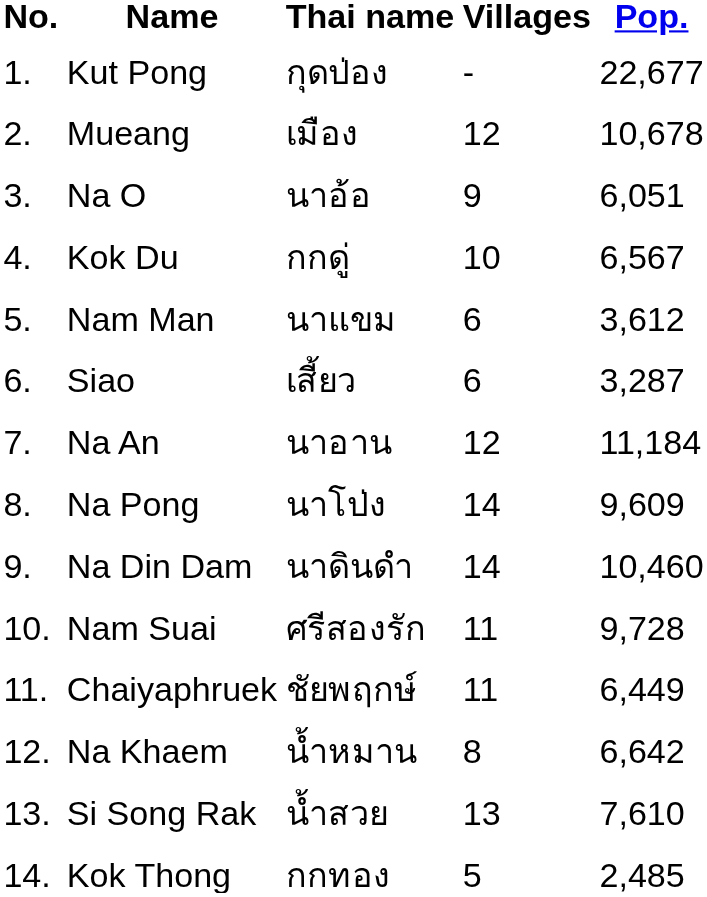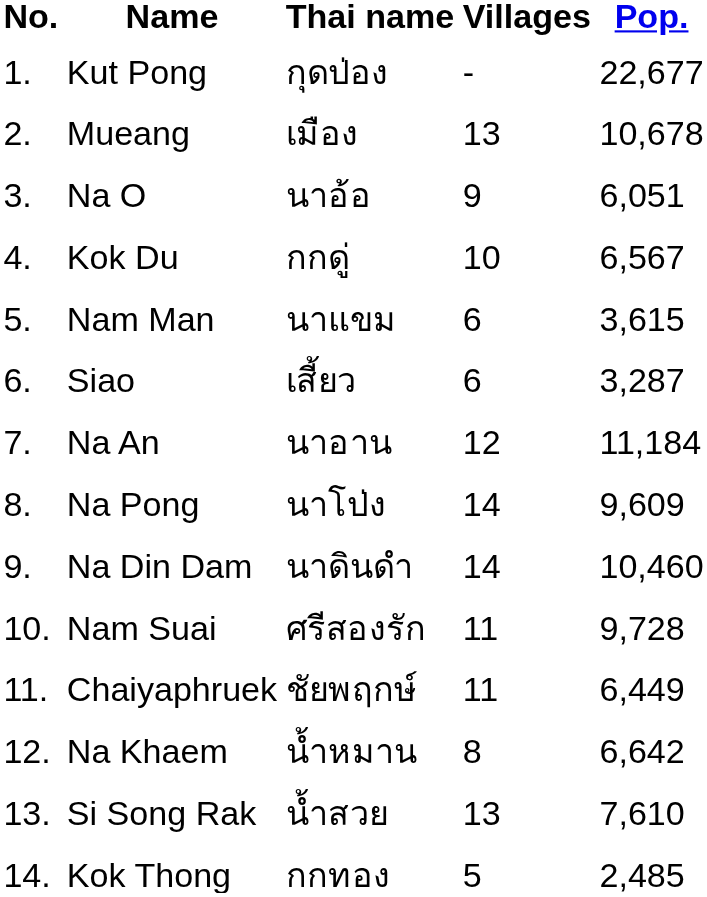(482, 133) 12 -> (482, 133) 13
(642, 318) 3,612 -> (642, 318) 3,615
